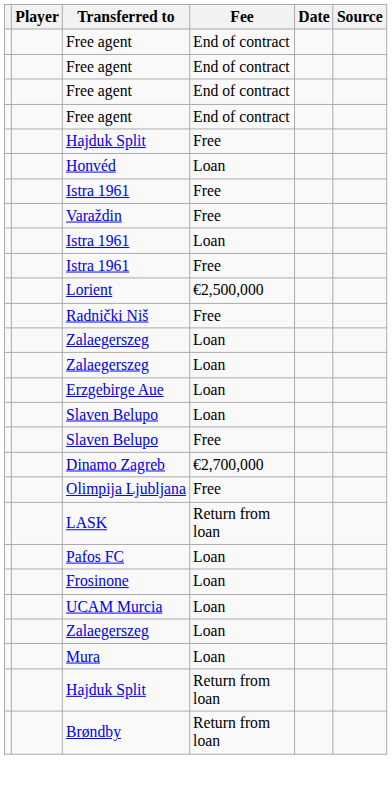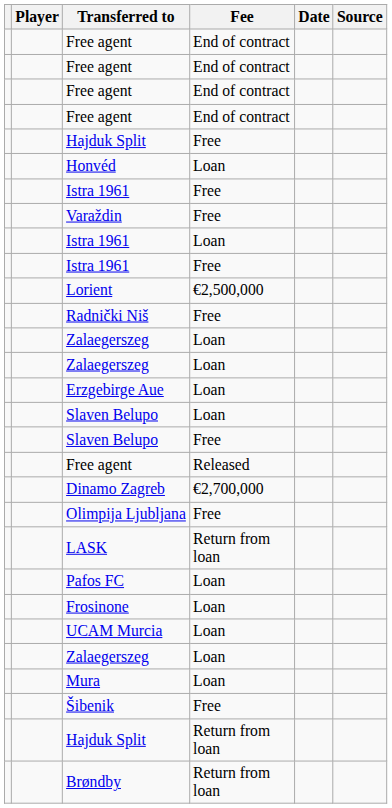+ row: (99, 464)
+ row: (90, 705)
